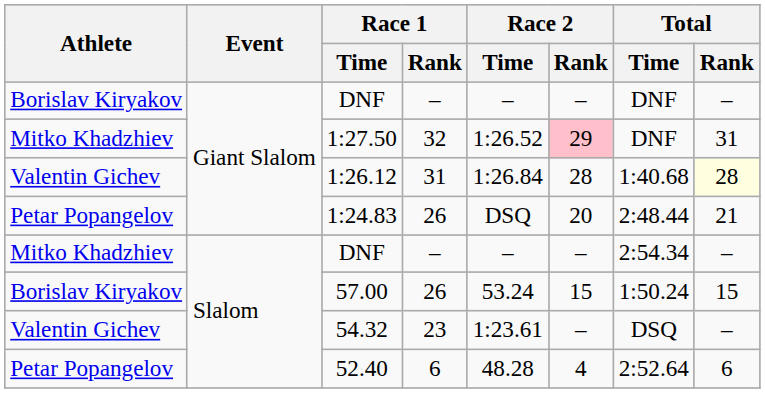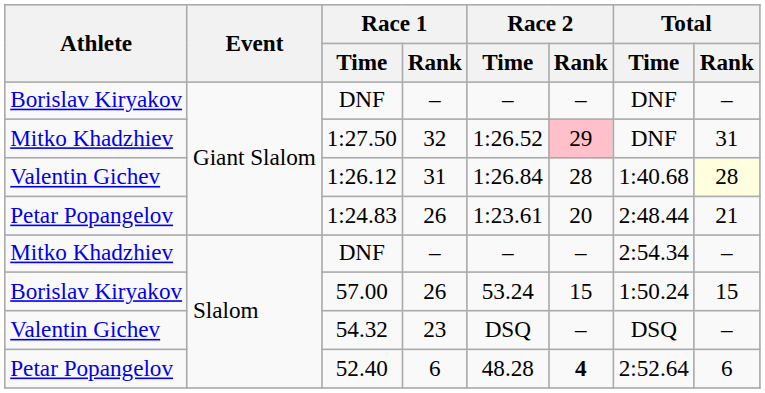(508, 215) DSQ -> (508, 215) 1:23.61
(508, 329) 1:23.61 -> (508, 329) DSQ
(581, 368) normal -> (581, 368) bold
